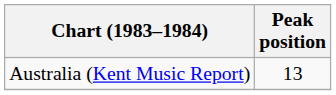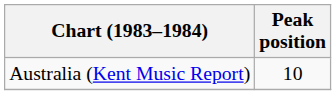(293, 73) 13 -> (293, 73) 10
